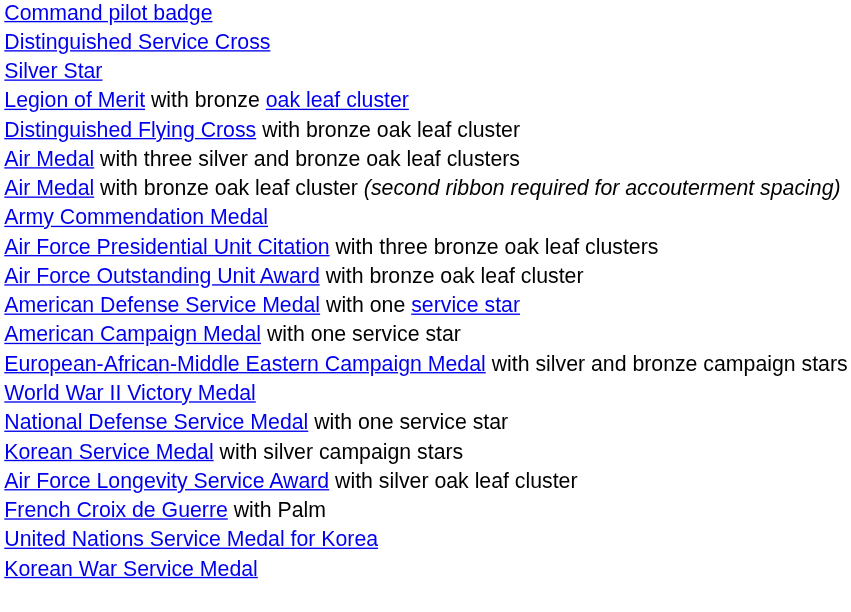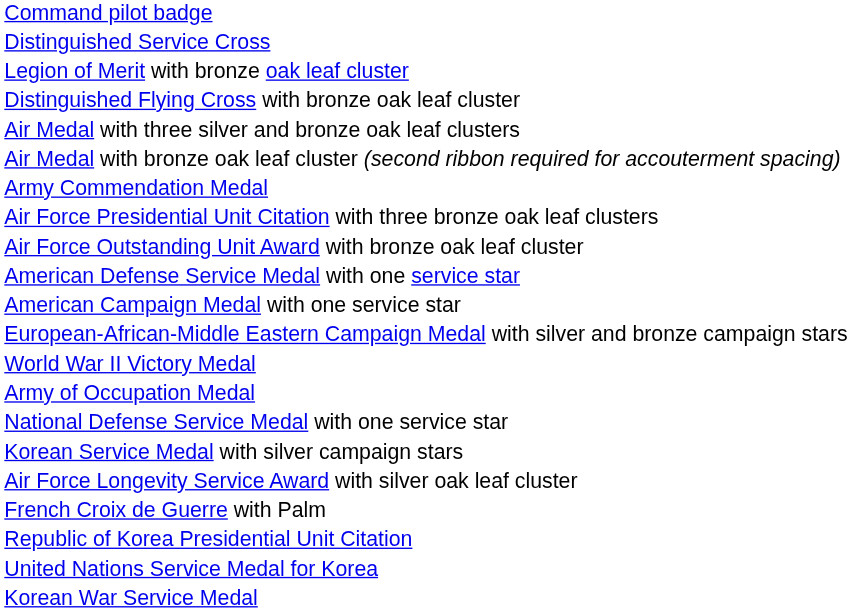- row: (53, 71)
+ row: (130, 393)
+ row: (208, 539)
